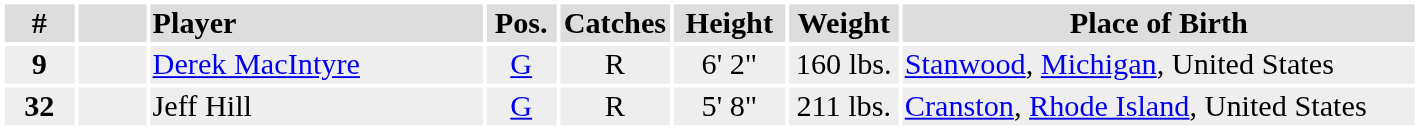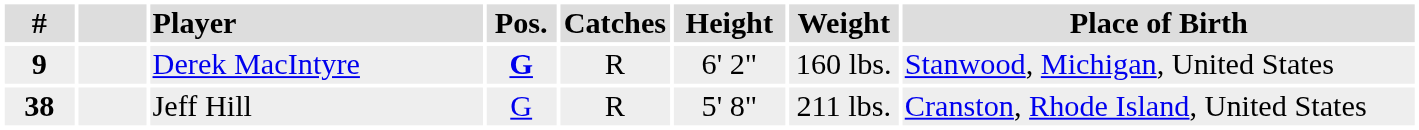(521, 64) normal -> (521, 64) bold
(39, 105) 32 -> (39, 105) 38
